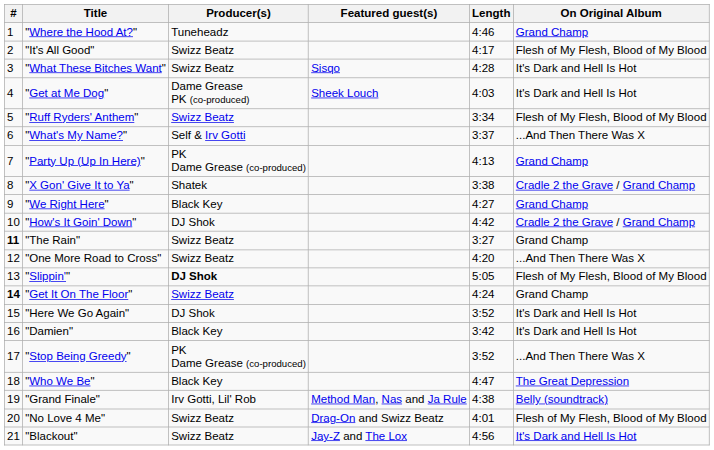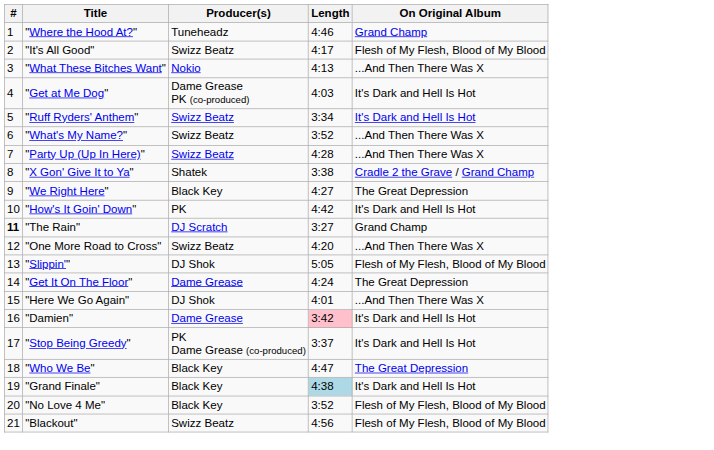- column: (389, 13)
(203, 68) Swizz Beatz -> (186, 68) Nokio
(483, 68) 4:28 -> (322, 68) 4:13
(576, 68) It's Dark and Hell Is Hot -> (419, 68) ...And Then There Was X
(611, 117) Flesh of My Flesh, Blood of My Blood -> (415, 117) It's Dark and Hell Is Hot
(208, 136) Self & Irv Gotti -> (203, 136) Swizz Beatz
(483, 136) 3:37 -> (322, 136) 3:52
(239, 160) PK Dame Grease (co-produced) -> (203, 154) Swizz Beatz
(483, 160) 4:13 -> (322, 154) 4:28
(552, 160) Grand Champ -> (419, 154) ...And Then There Was X
(552, 203) Grand Champ -> (412, 191) The Great Depression
(193, 222) DJ Shok -> (179, 209) PK
(605, 222) Cradle 2 the Grave / Grand Champ -> (415, 209) It's Dark and Hell Is Hot
(203, 240) Swizz Beatz -> (199, 227) DJ Scratch
(194, 277) bold -> (193, 264) normal
(13, 295) bold -> (13, 282) normal
(203, 295) Swizz Beatz -> (207, 282) Dame Grease
(552, 295) Grand Champ -> (412, 282) The Great Depression
(483, 313) 3:52 -> (322, 300) 4:01
(576, 313) It's Dark and Hell Is Hot -> (419, 300) ...And Then There Was X
(197, 331) Black Key -> (207, 318) Dame Grease
(483, 331) no background -> (322, 318) pink background
(483, 356) 3:52 -> (322, 343) 3:37
(580, 356) ...And Then There Was X -> (415, 343) It's Dark and Hell Is Hot
(214, 399) Irv Gotti, Lil' Rob -> (197, 386) Black Key
(483, 399) no background -> (322, 386) lightblue background
(562, 399) Belly (soundtrack) -> (415, 386) It's Dark and Hell Is Hot
(203, 417) Swizz Beatz -> (197, 404) Black Key
(483, 417) 4:01 -> (322, 404) 3:52
(576, 436) It's Dark and Hell Is Hot -> (450, 423) Flesh of My Flesh, Blood of My Blood
